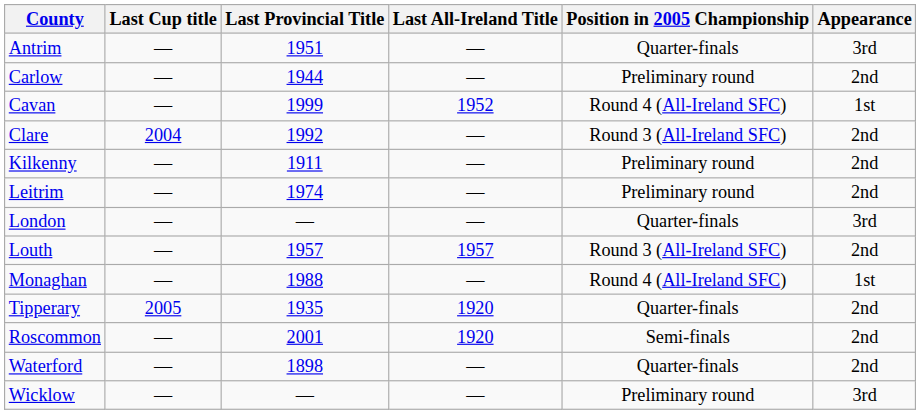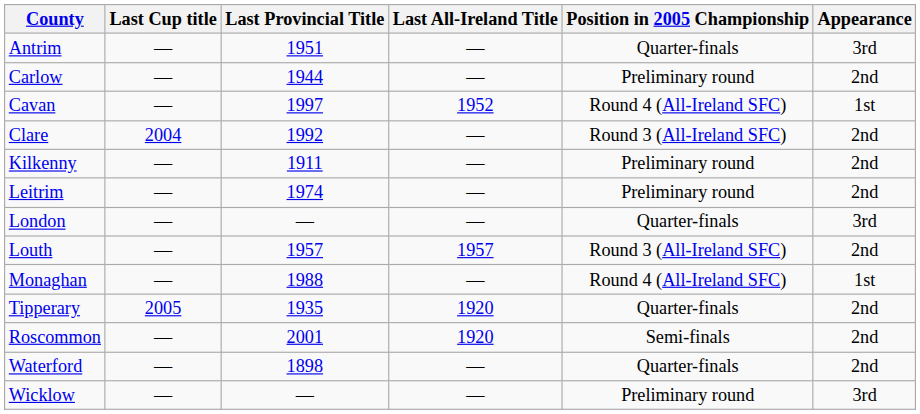(305, 105) 1999 -> (305, 105) 1997
